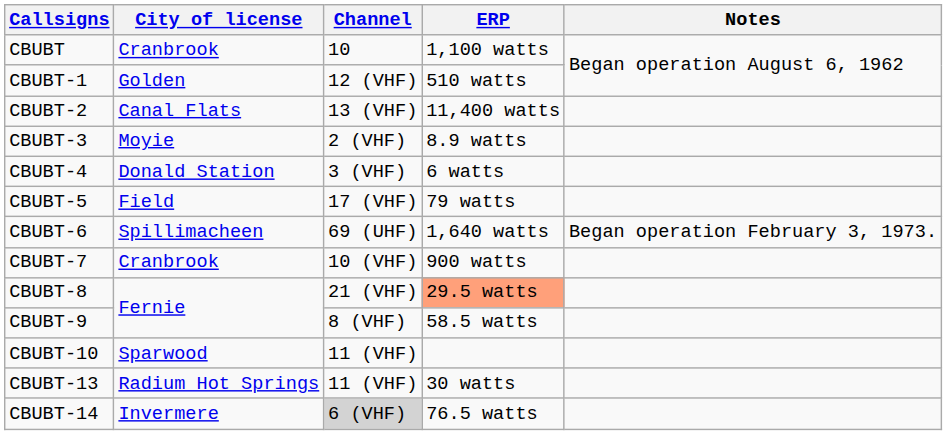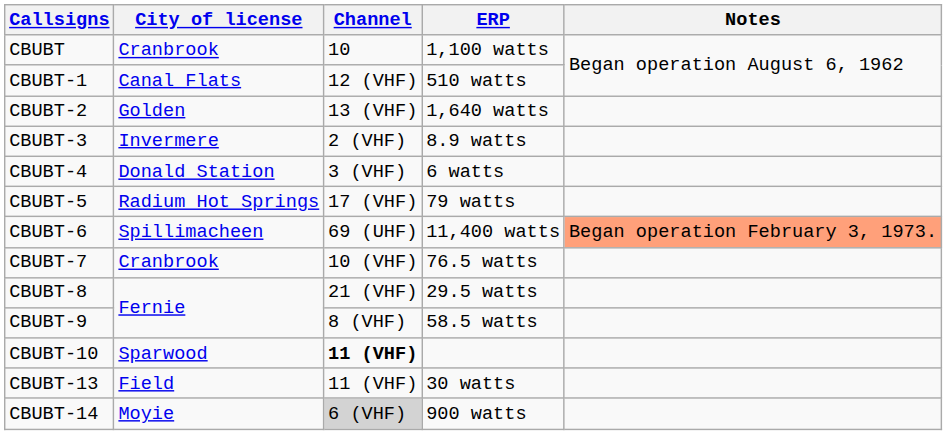(152, 80) Golden -> (180, 80) Canal Flats
(180, 111) Canal Flats -> (152, 111) Golden
(493, 111) 11,400 watts -> (488, 111) 1,640 watts
(146, 141) Moyie -> (169, 141) Invermere
(146, 202) Field -> (219, 202) Radium Hot Springs
(488, 232) 1,640 watts -> (493, 232) 11,400 watts
(753, 232) no background -> (753, 232) lightsalmon background
(476, 262) 900 watts -> (482, 262) 76.5 watts
(482, 293) lightsalmon background -> (482, 293) no background
(373, 353) normal -> (373, 353) bold
(219, 383) Radium Hot Springs -> (146, 383) Field
(169, 414) Invermere -> (146, 414) Moyie
(482, 414) 76.5 watts -> (476, 414) 900 watts
